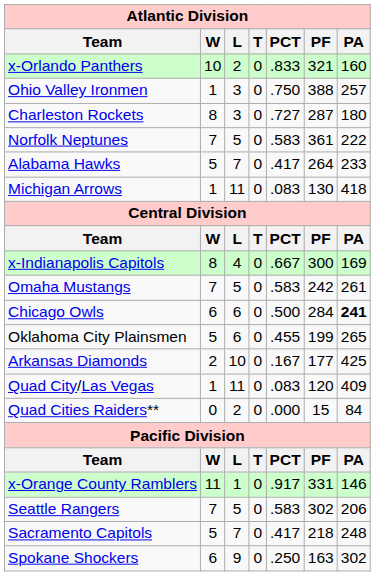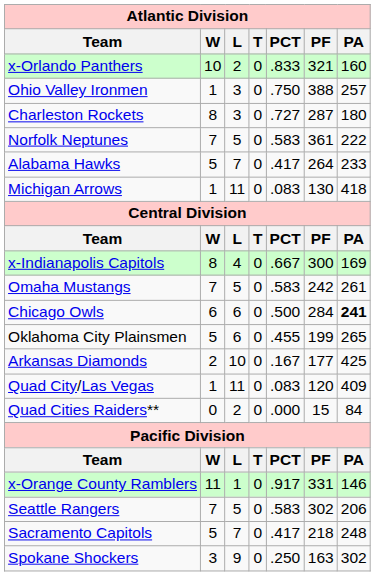(213, 558) 6 -> (213, 558) 3
